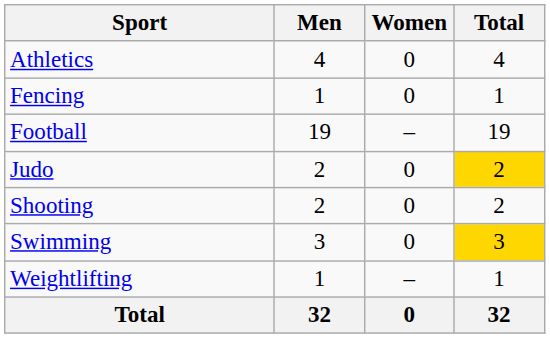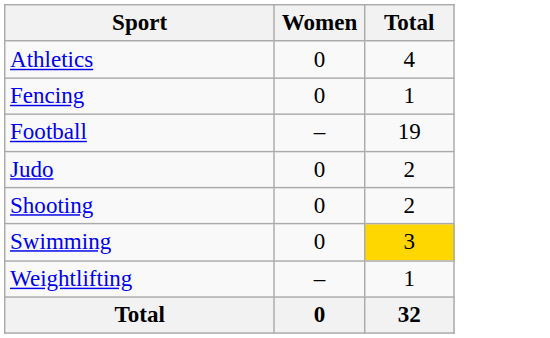- column: (319, 22)
(499, 168) gold background -> (409, 168) no background
